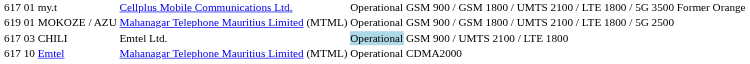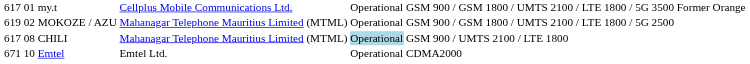(29, 22) 01 -> (29, 22) 02
(29, 38) 03 -> (29, 38) 08
(143, 38) Emtel Ltd. -> (233, 38) Mahanagar Telephone Mauritius Limited (MTML)
(12, 53) 617 -> (12, 53) 671
(233, 53) Mahanagar Telephone Mauritius Limited (MTML) -> (143, 53) Emtel Ltd.
